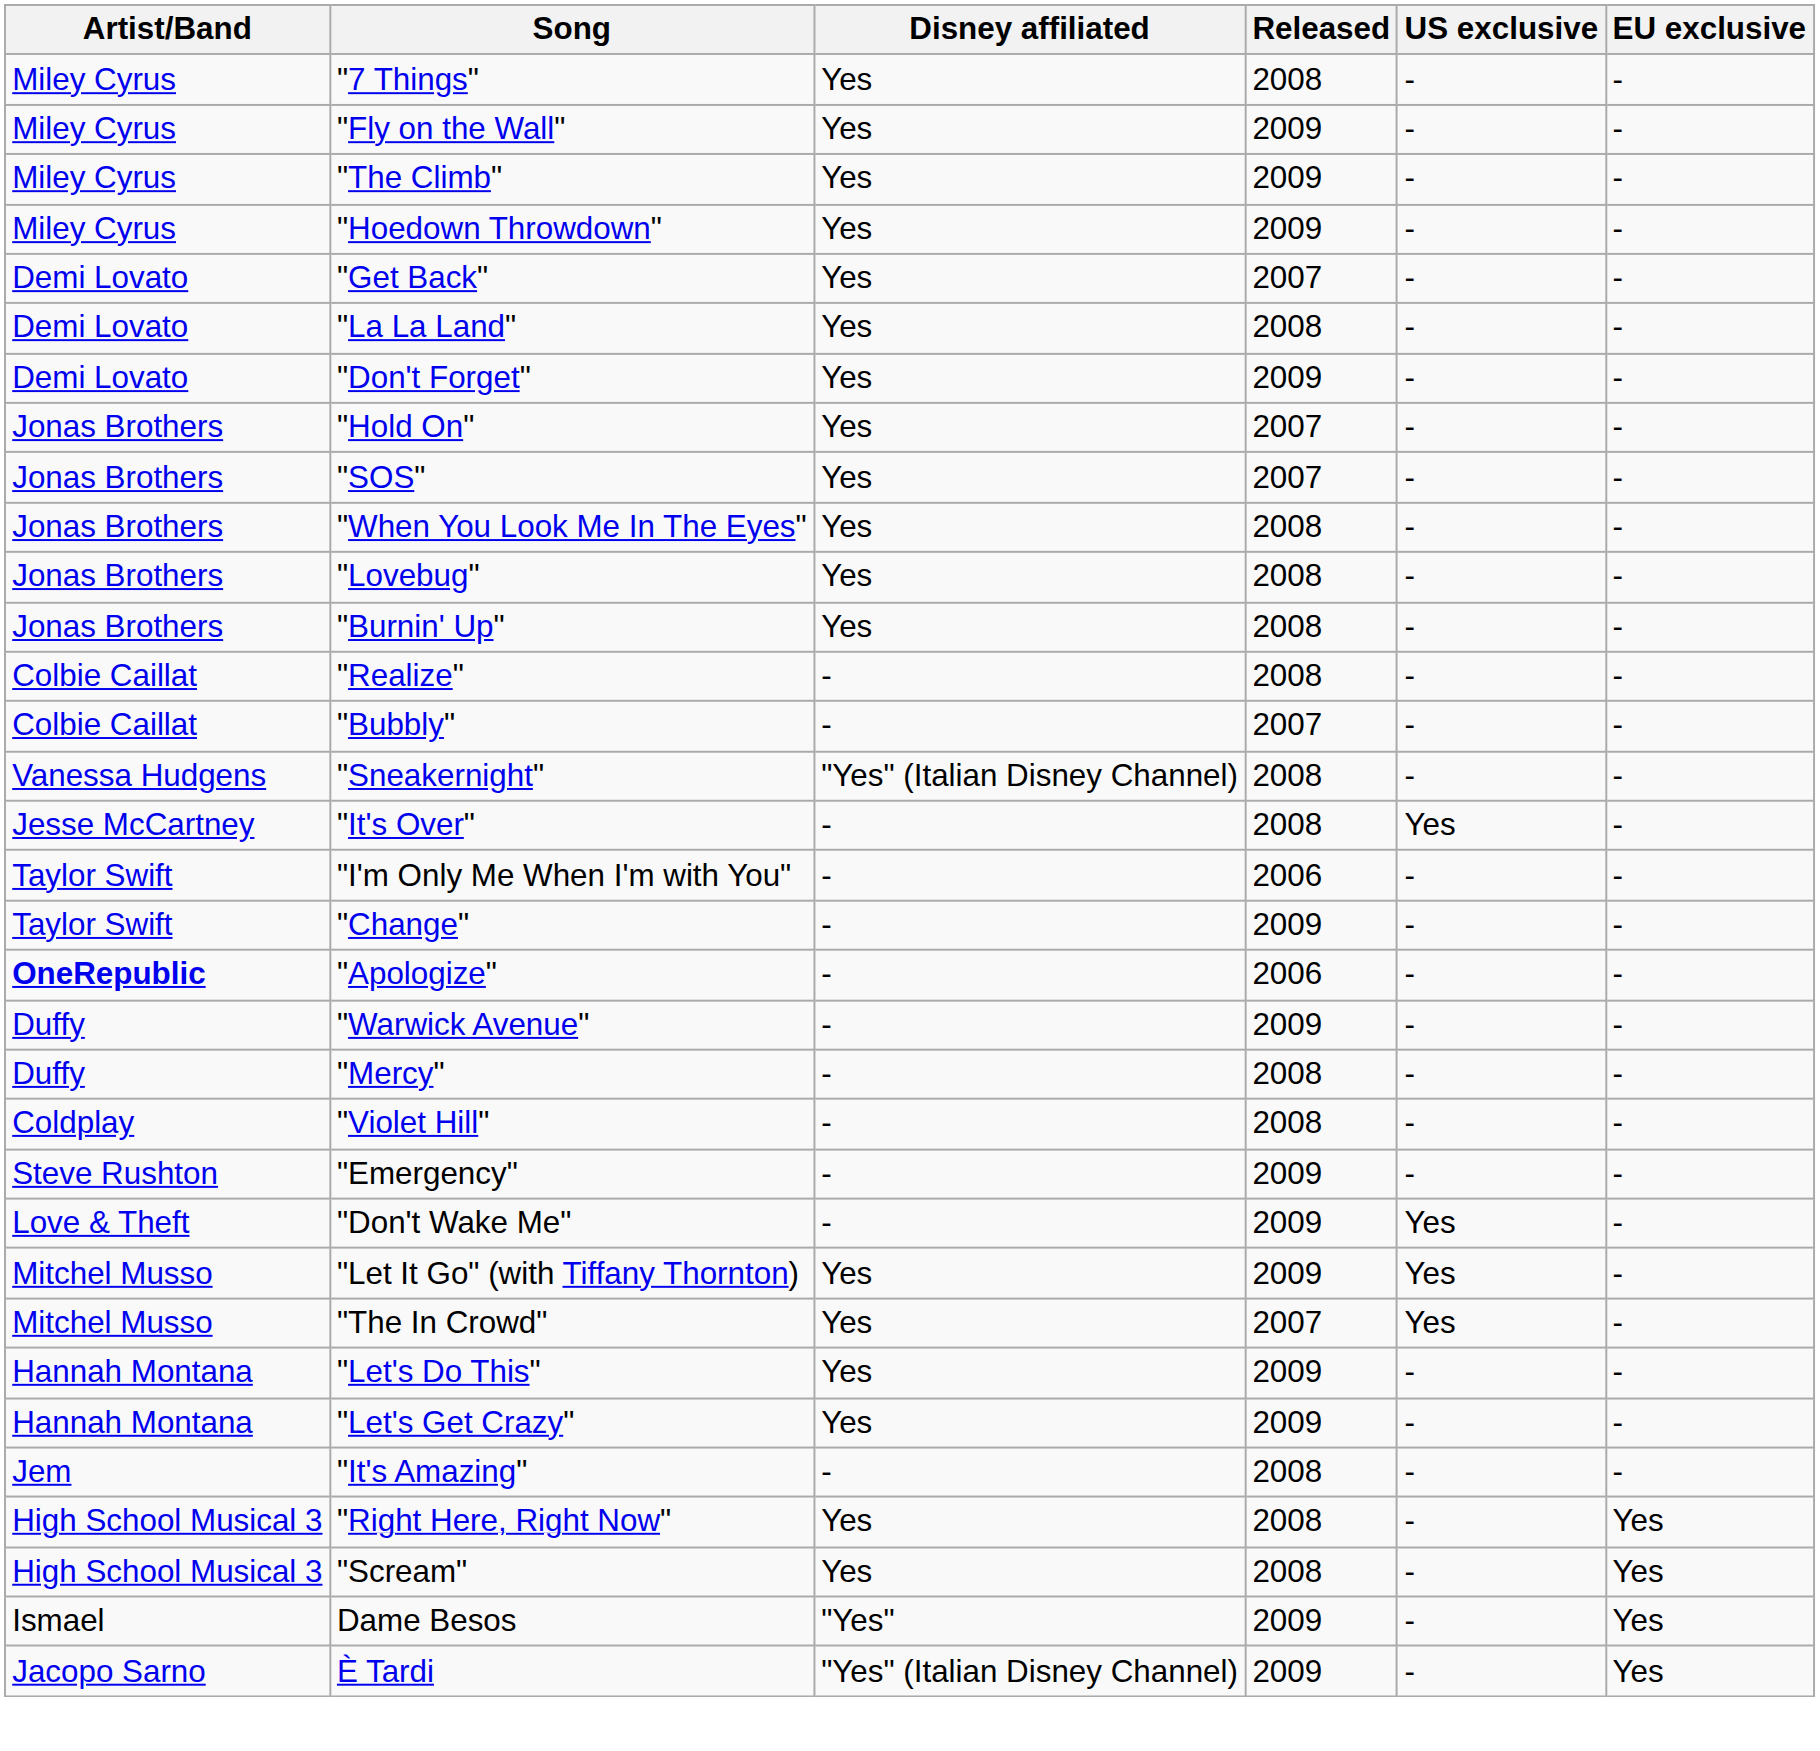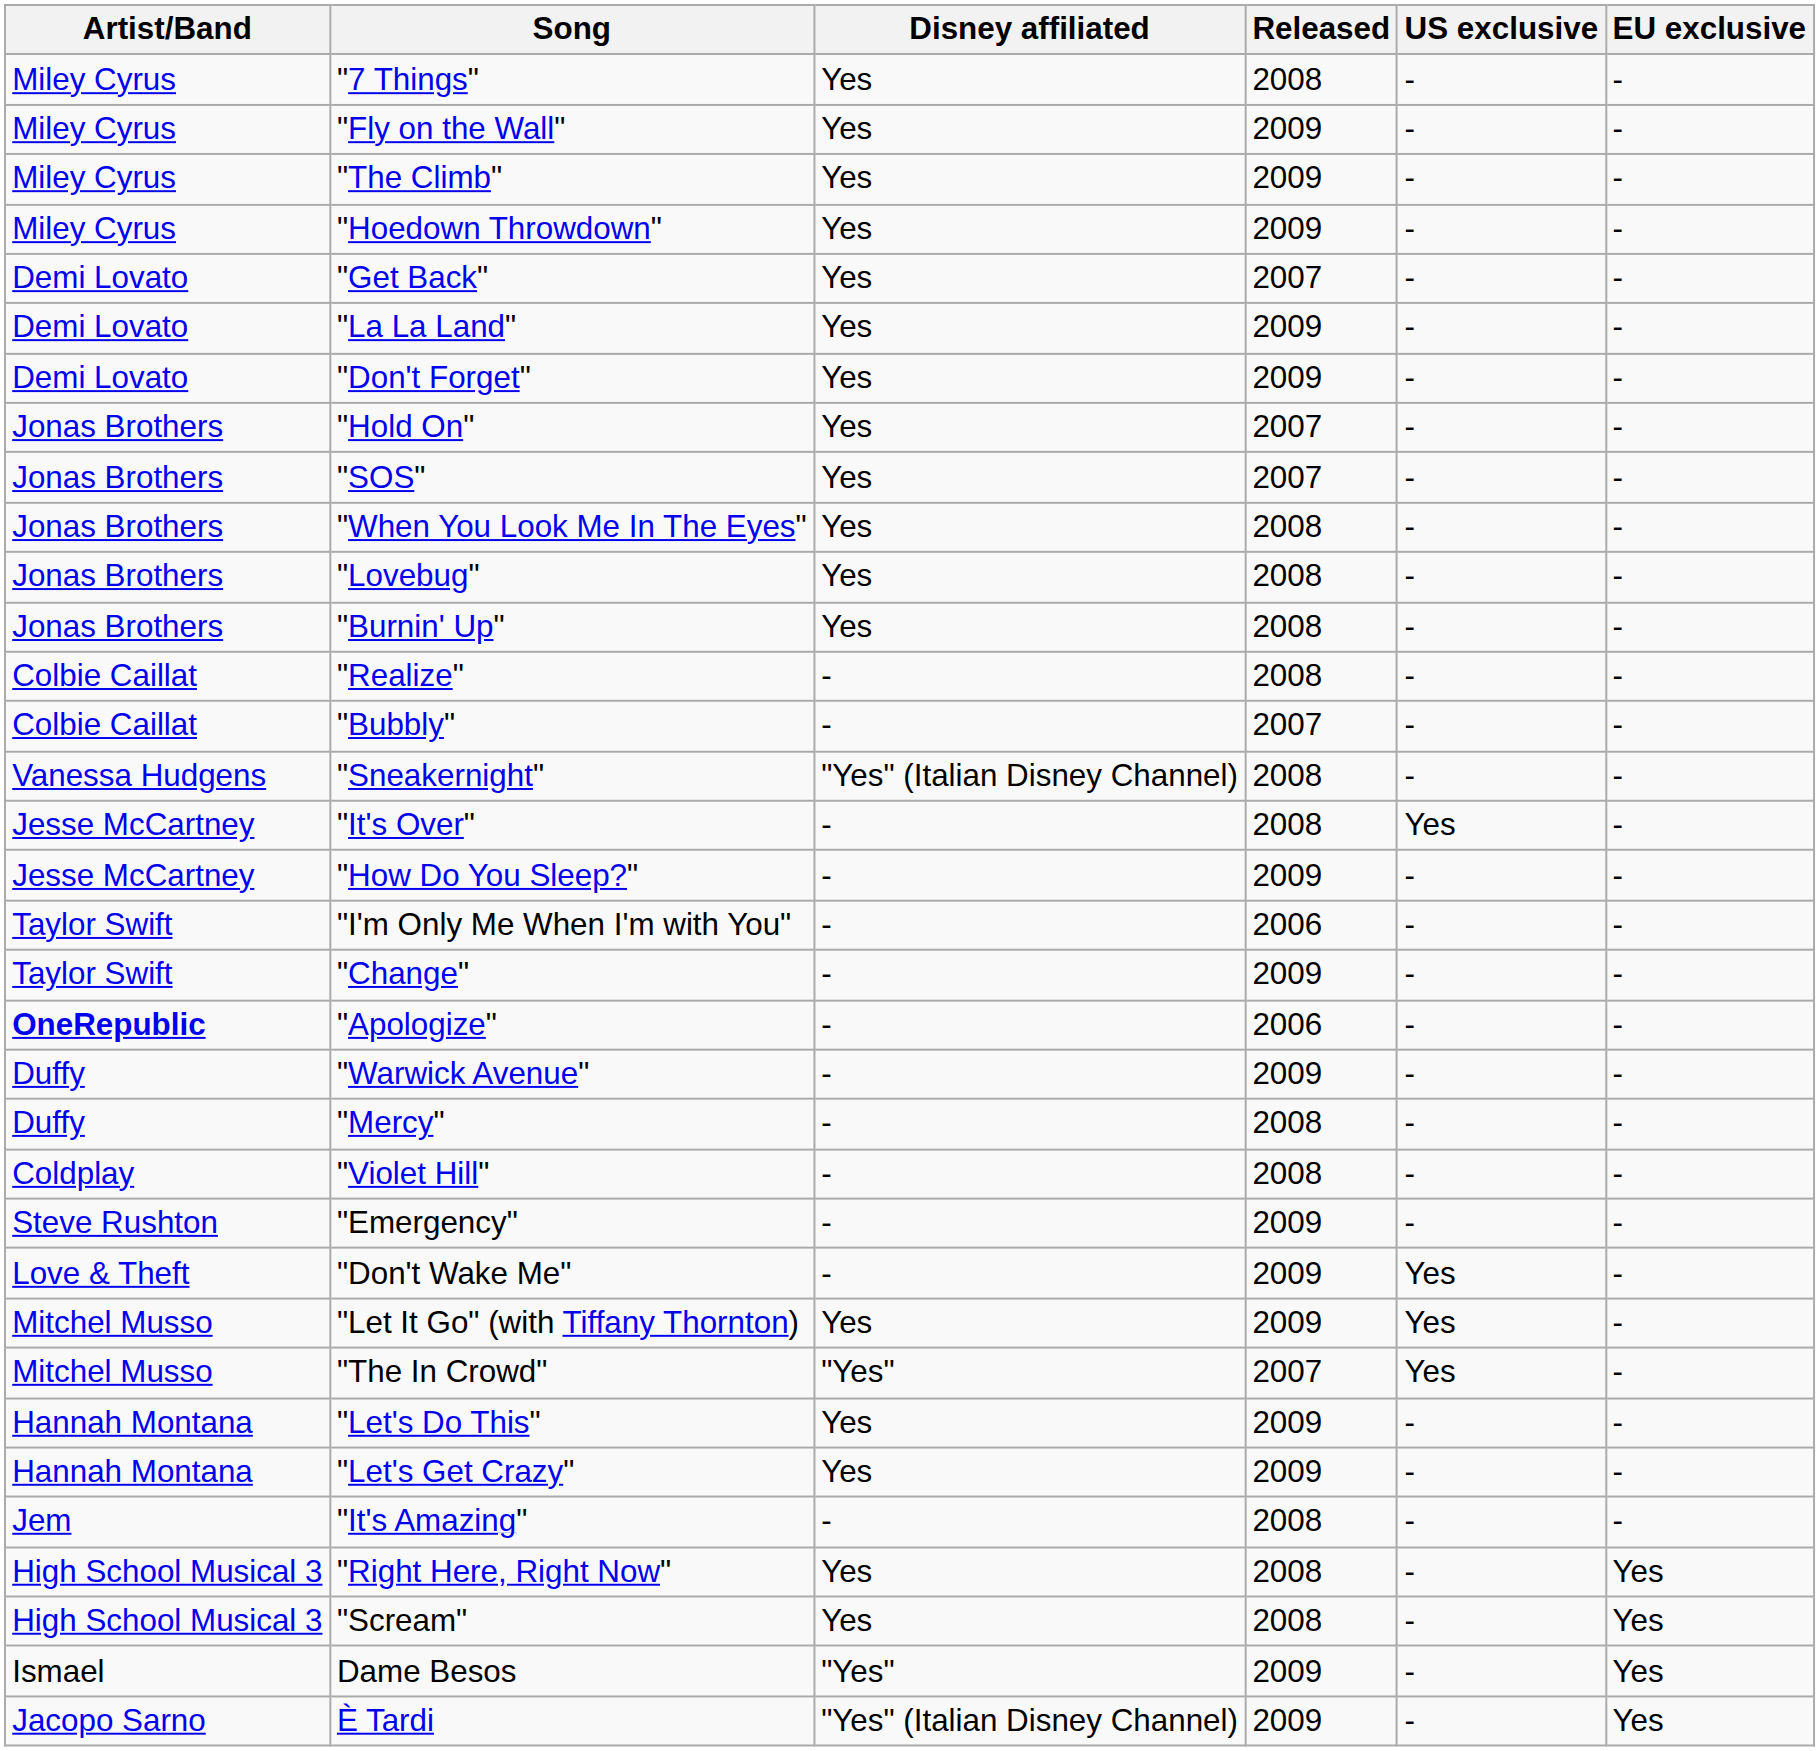(1287, 327) 2008 -> (1287, 327) 2009
+ row: (488, 874)
(847, 1322) Yes -> (858, 1372) "Yes"
